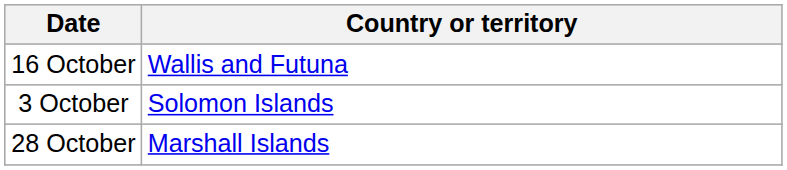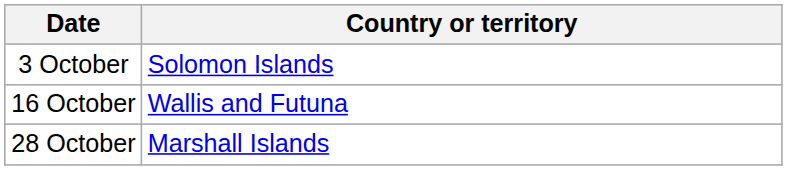rows swapped: (73, 104) <-> (73, 64)
